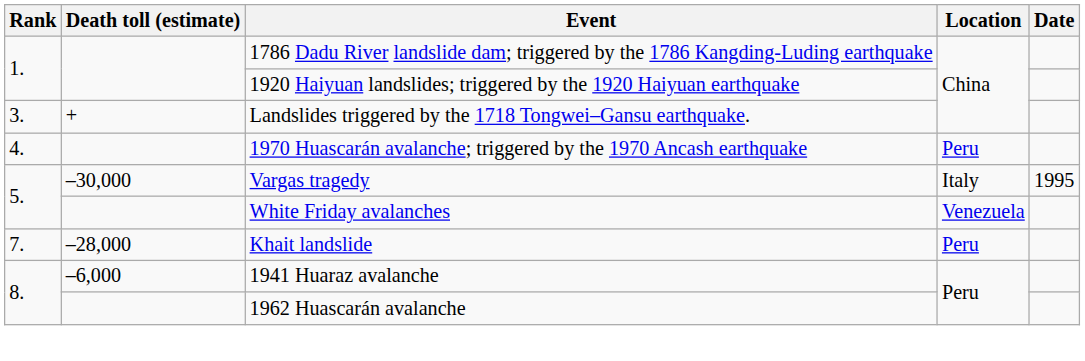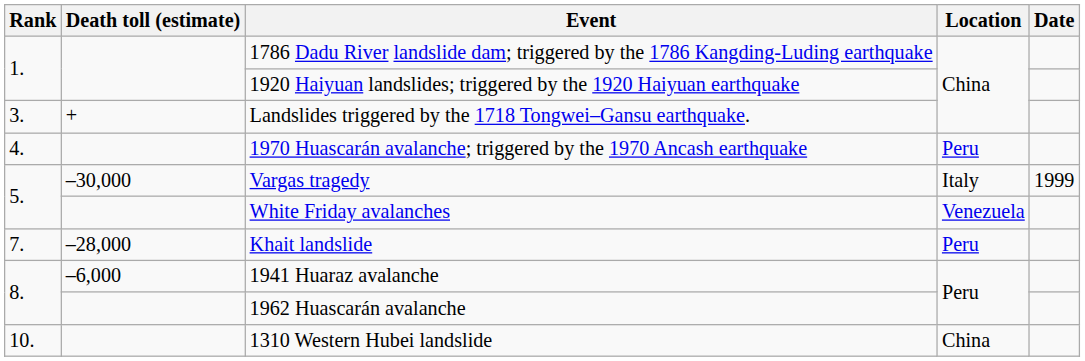(1054, 180) 1995 -> (1054, 180) 1999
+ row: (371, 340)
